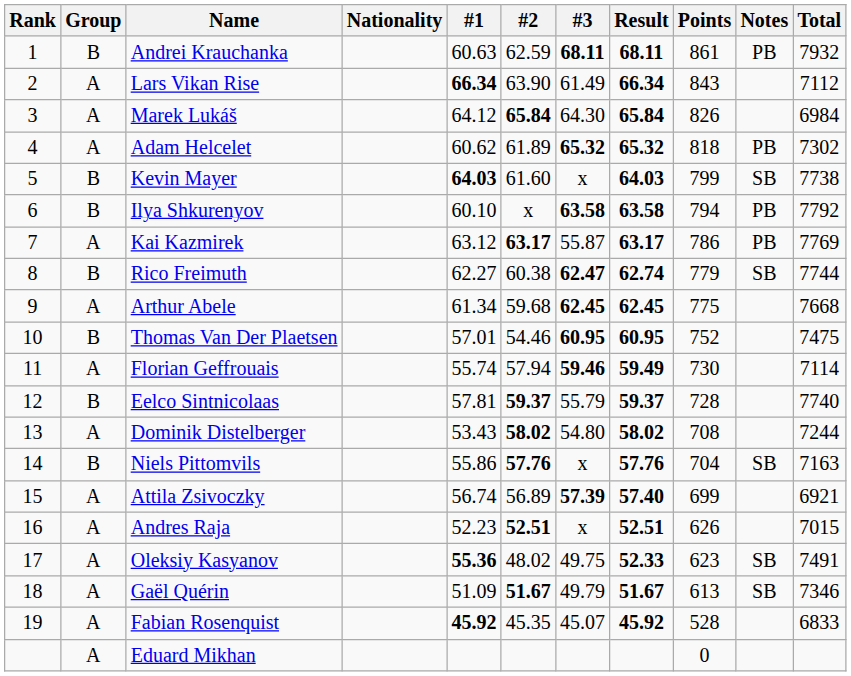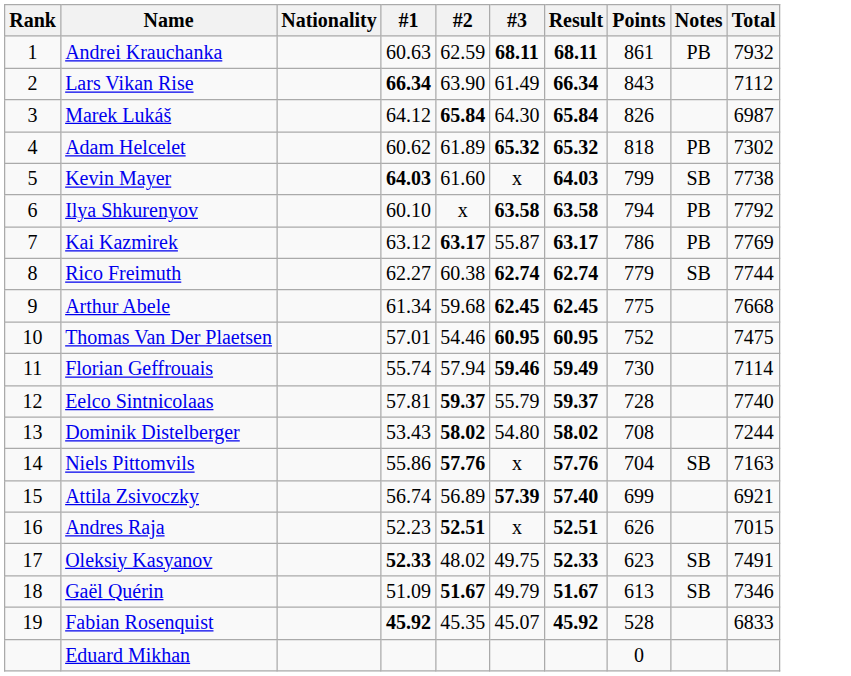- column: (93, 20)
(819, 115) 6984 -> (754, 115) 6987
(582, 274) 62.47 -> (517, 274) 62.74
(474, 559) 55.36 -> (408, 559) 52.33
